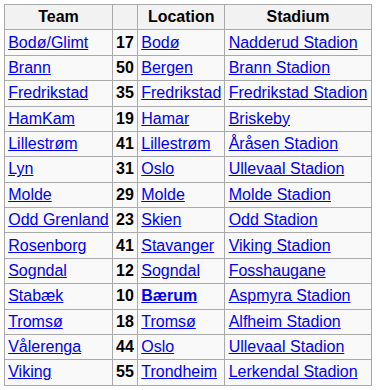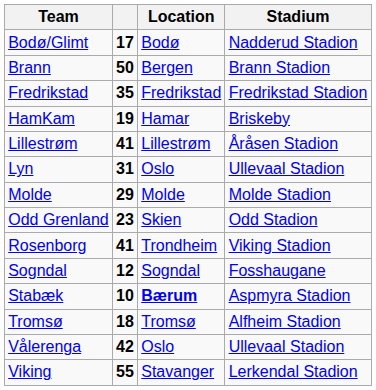(178, 245) Stavanger -> (179, 245) Trondheim
(125, 347) 44 -> (125, 347) 42
(179, 372) Trondheim -> (178, 372) Stavanger
